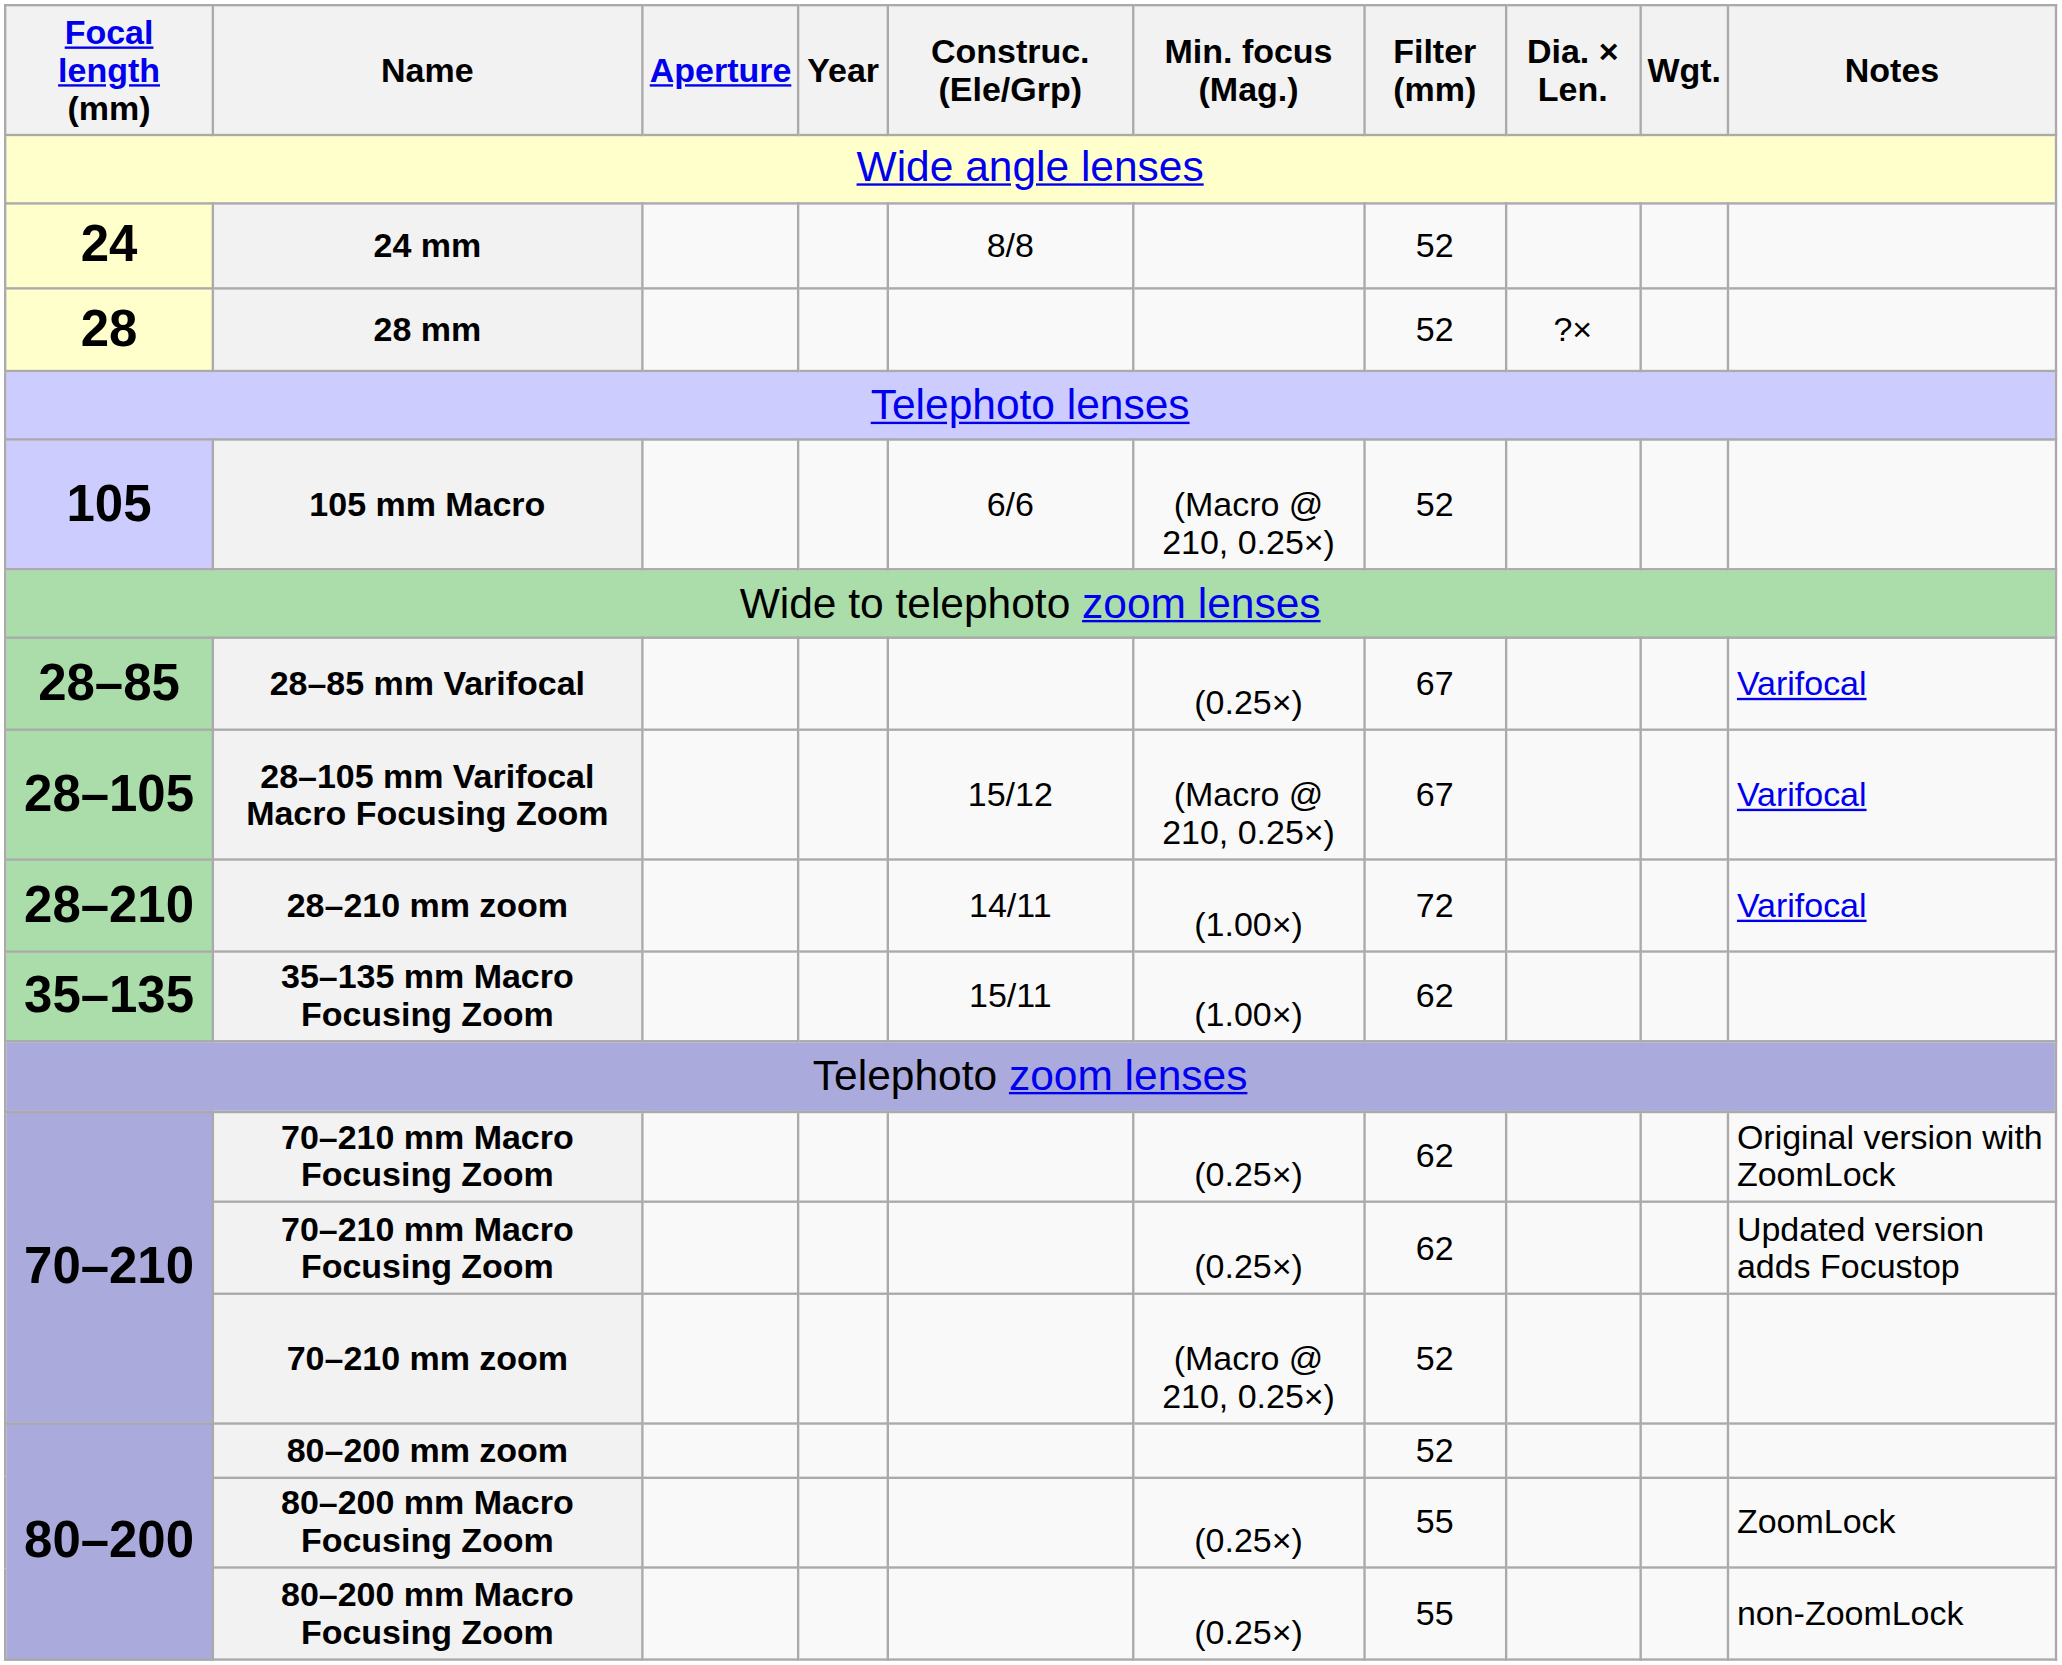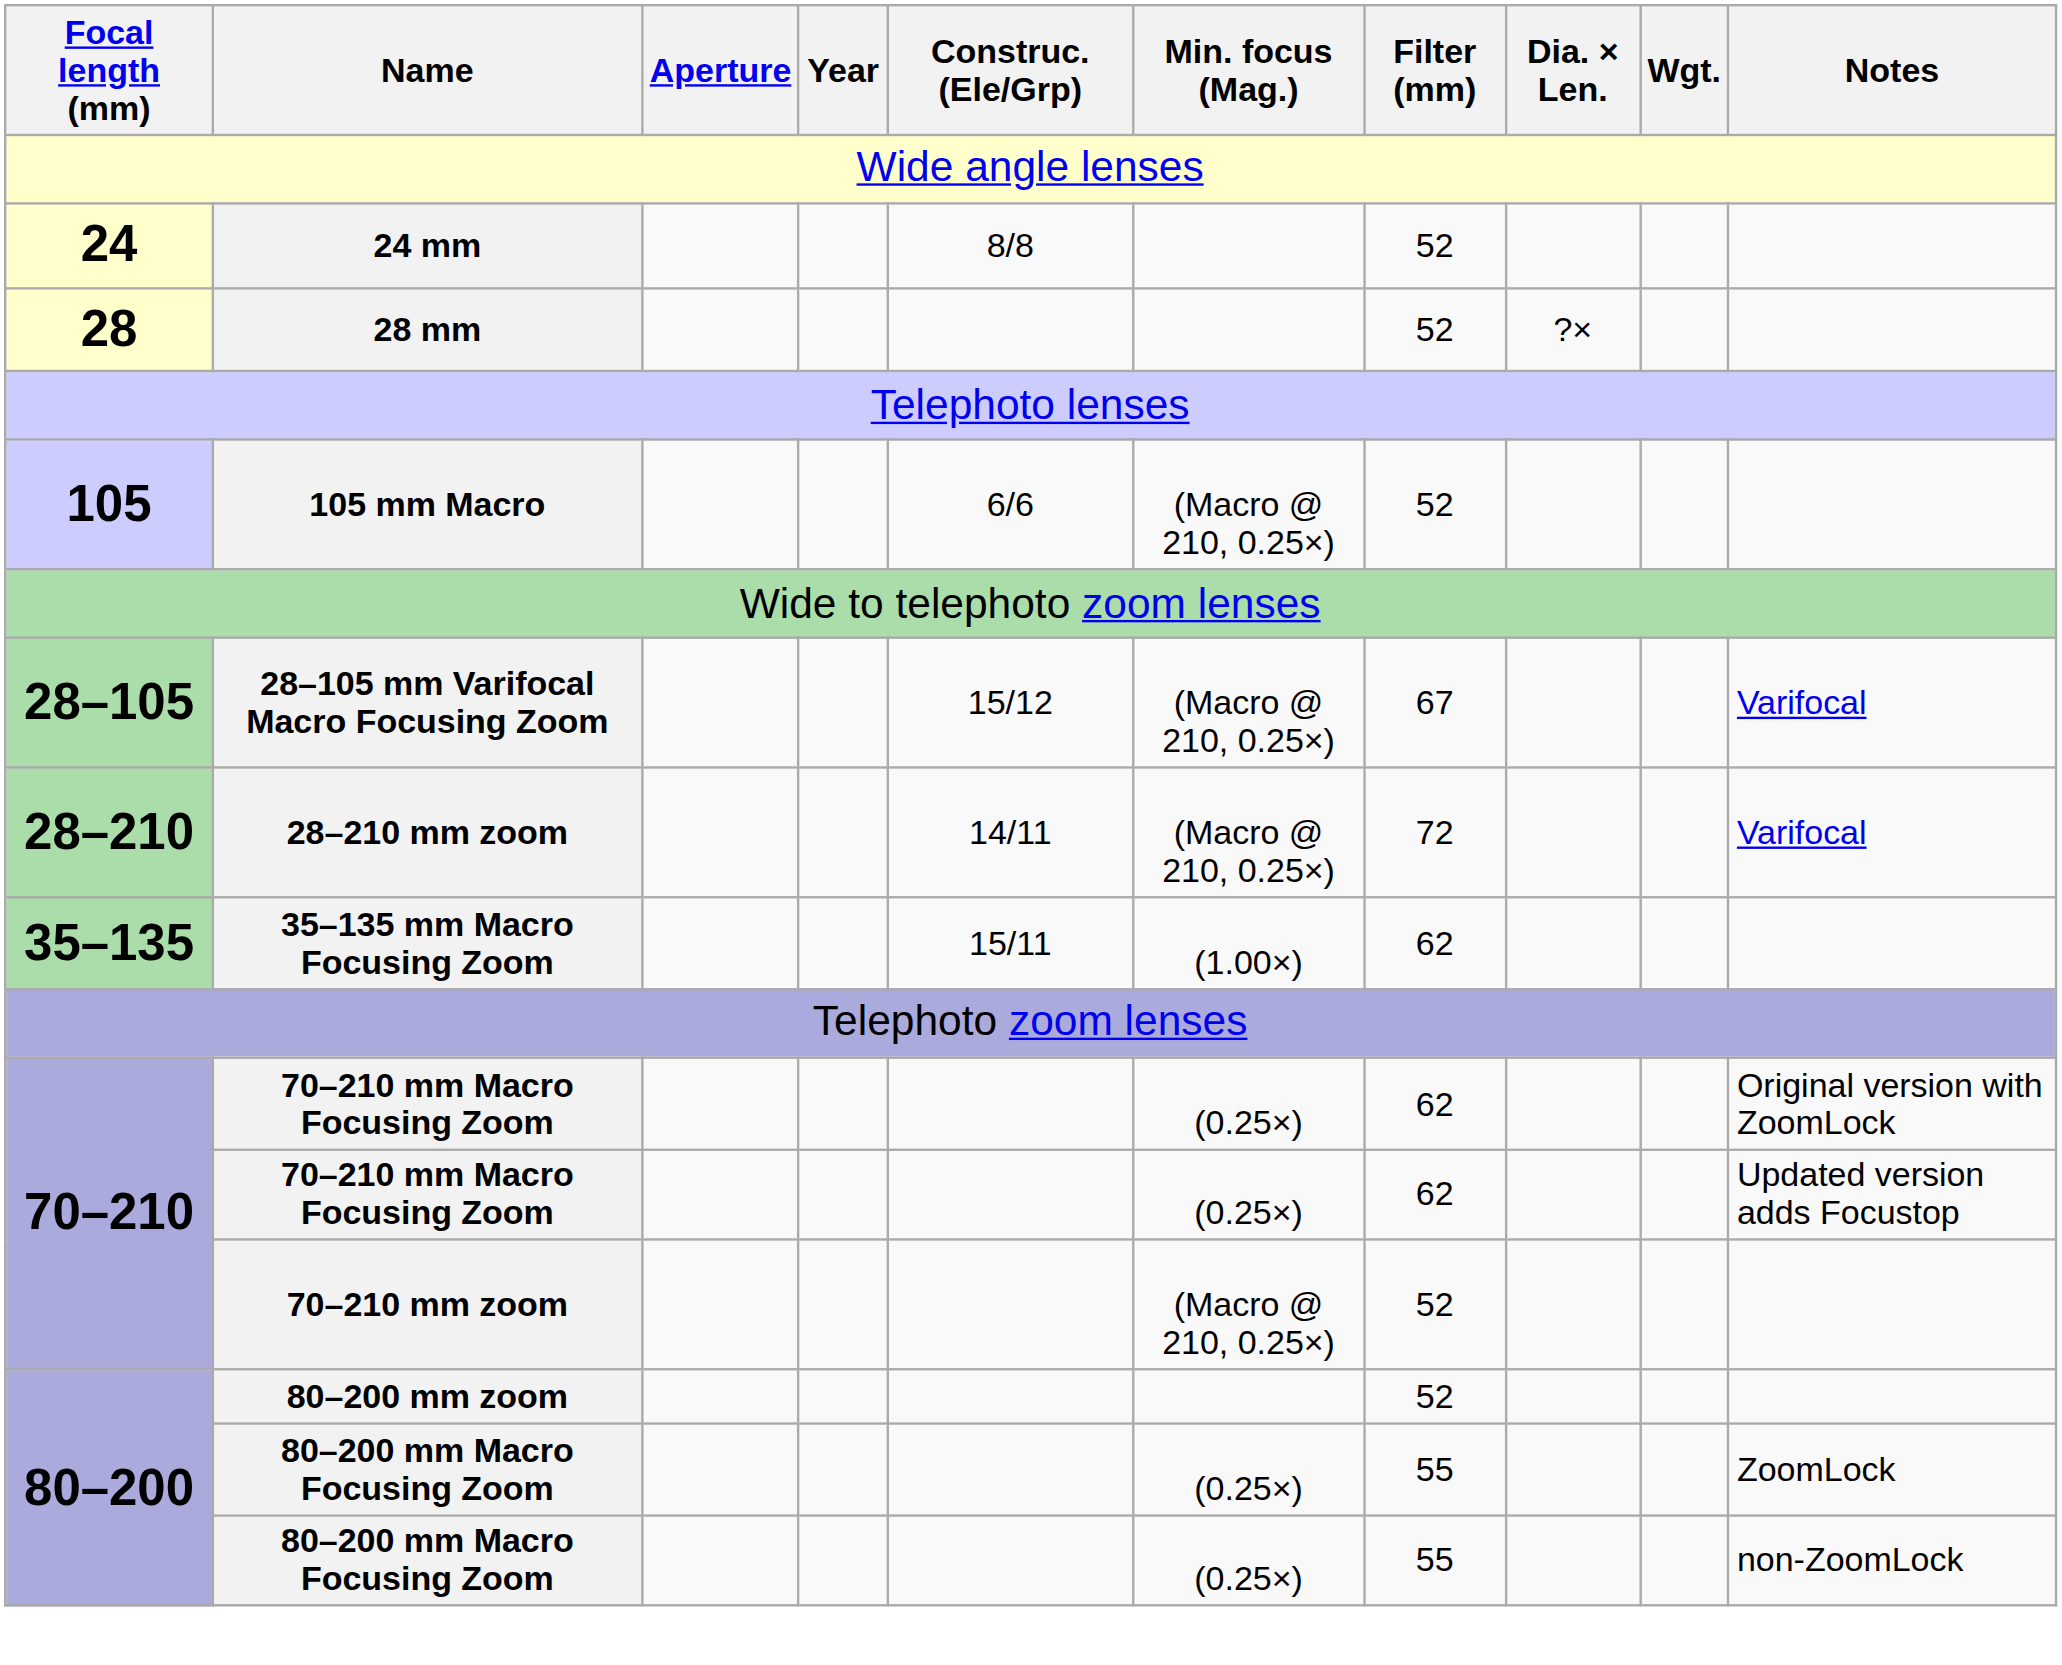- row: (109, 683)
(1249, 924) (1.00×) -> (1249, 851) (Macro @ 210, 0.25×)
